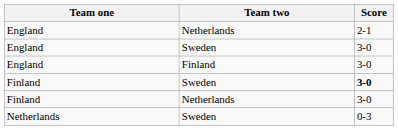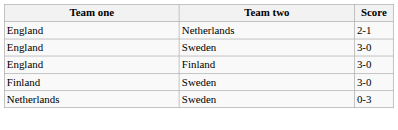(364, 82) bold -> (364, 82) normal
- row: (23, 99)
